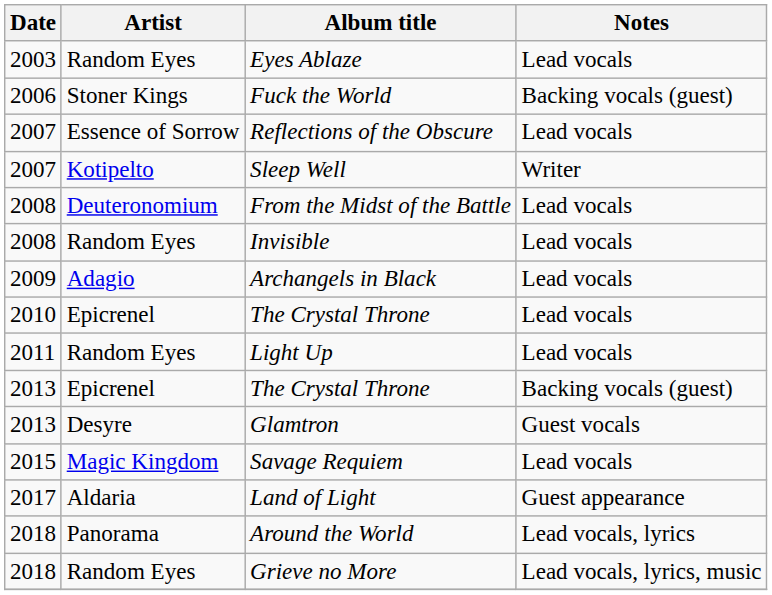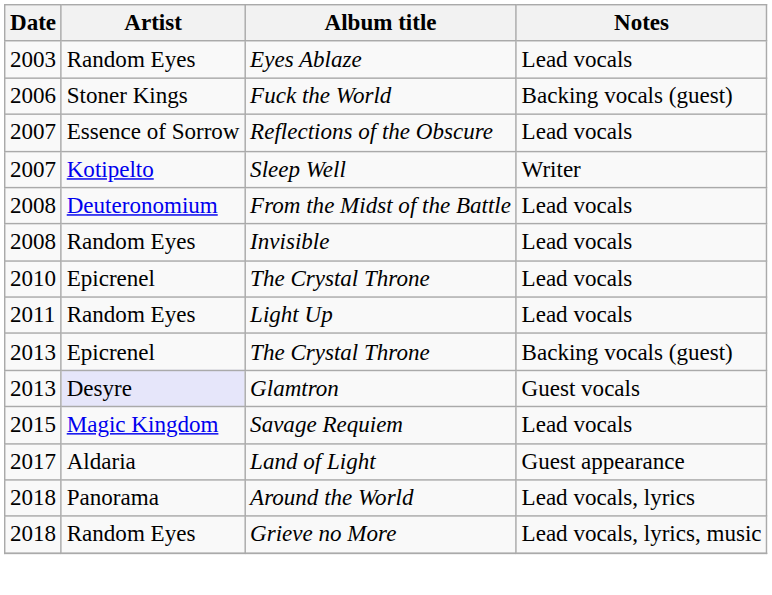- row: (33, 278)
(99, 424) no background -> (99, 388) lavender background
